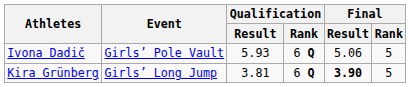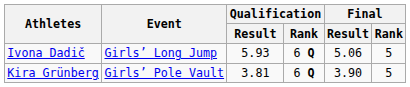(164, 53) Girls’ Pole Vault -> (161, 53) Girls’ Long Jump
(161, 73) Girls’ Long Jump -> (164, 73) Girls’ Pole Vault
(348, 73) bold -> (348, 73) normal
